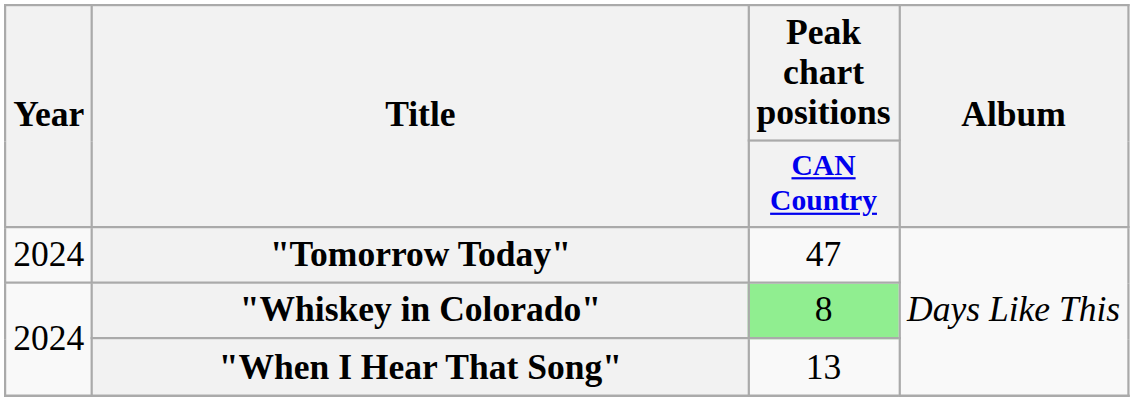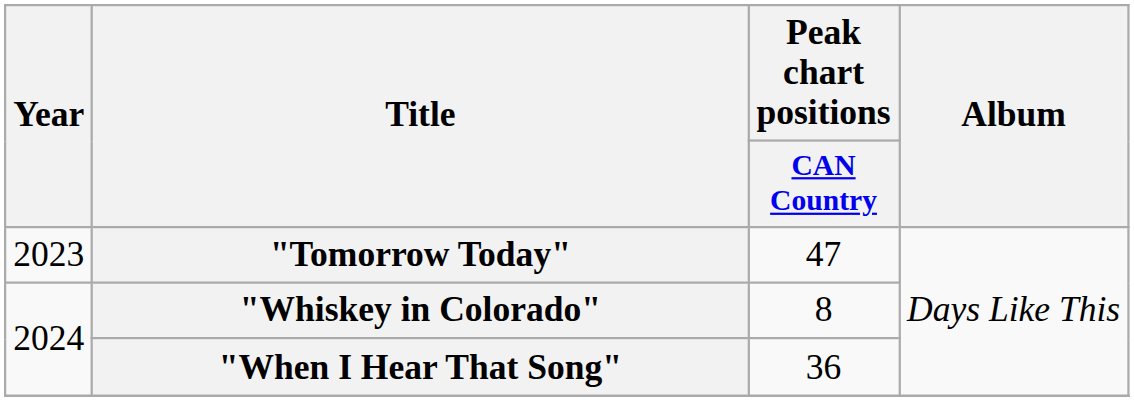(49, 253) 2024 -> (49, 253) 2023
(824, 310) lightgreen background -> (824, 310) no background
(824, 366) 13 -> (824, 366) 36
